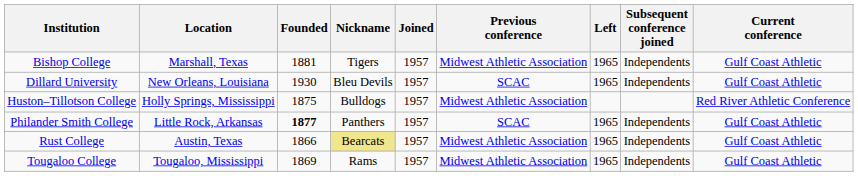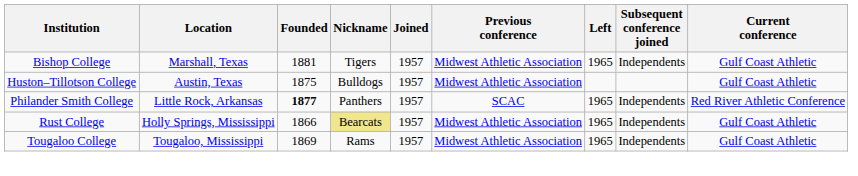- row: (72, 82)
(208, 101) Holly Springs, Mississippi -> (208, 82) Austin, Texas
(773, 101) Red River Athletic Conference -> (768, 82) Gulf Coast Athletic
(773, 121) Gulf Coast Athletic -> (768, 101) Red River Athletic Conference
(208, 141) Austin, Texas -> (208, 121) Holly Springs, Mississippi
